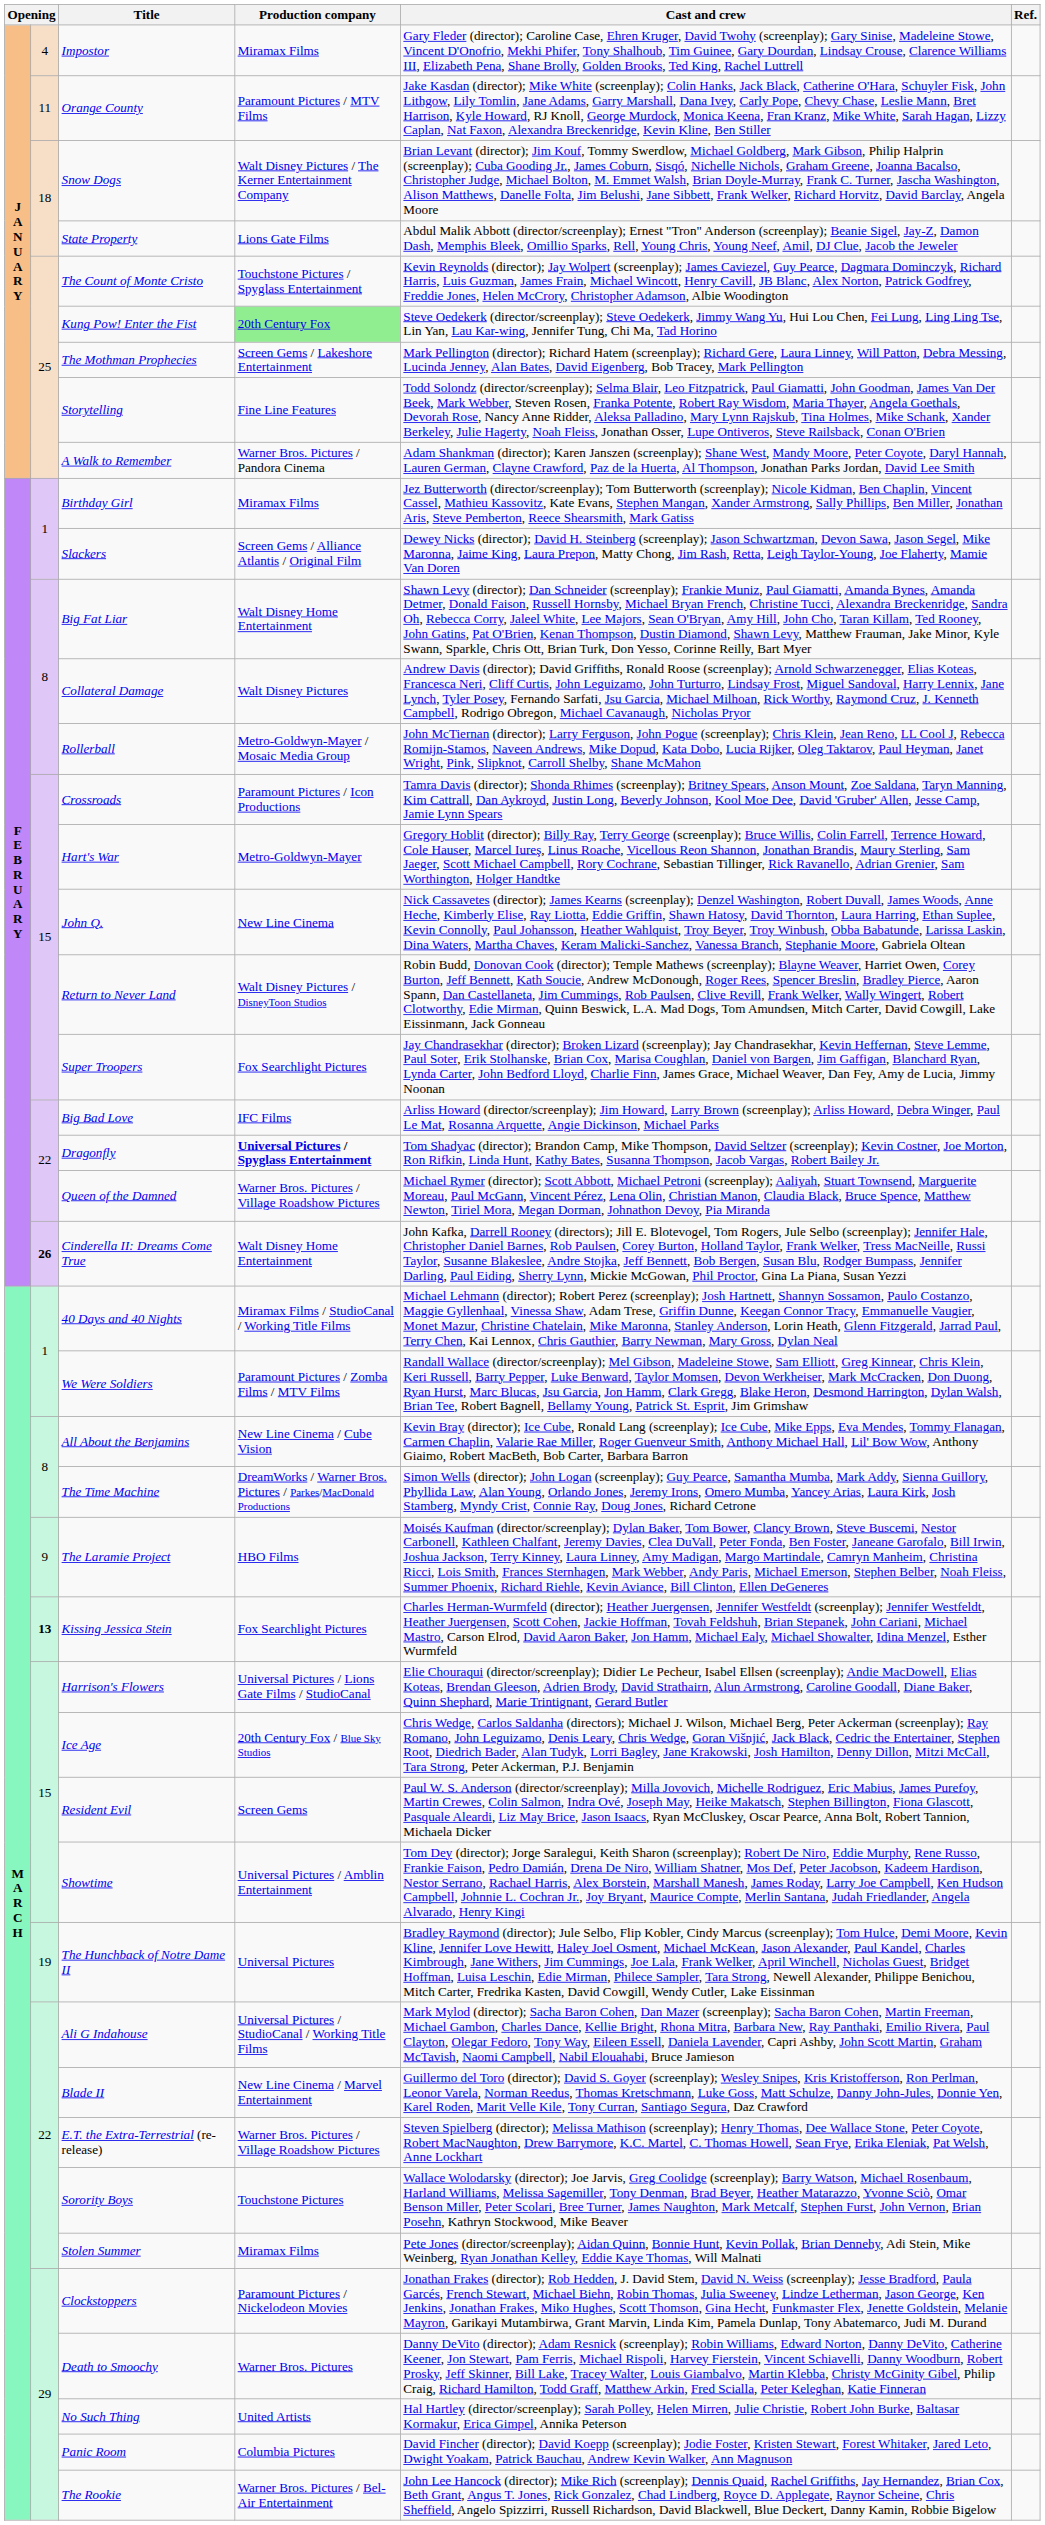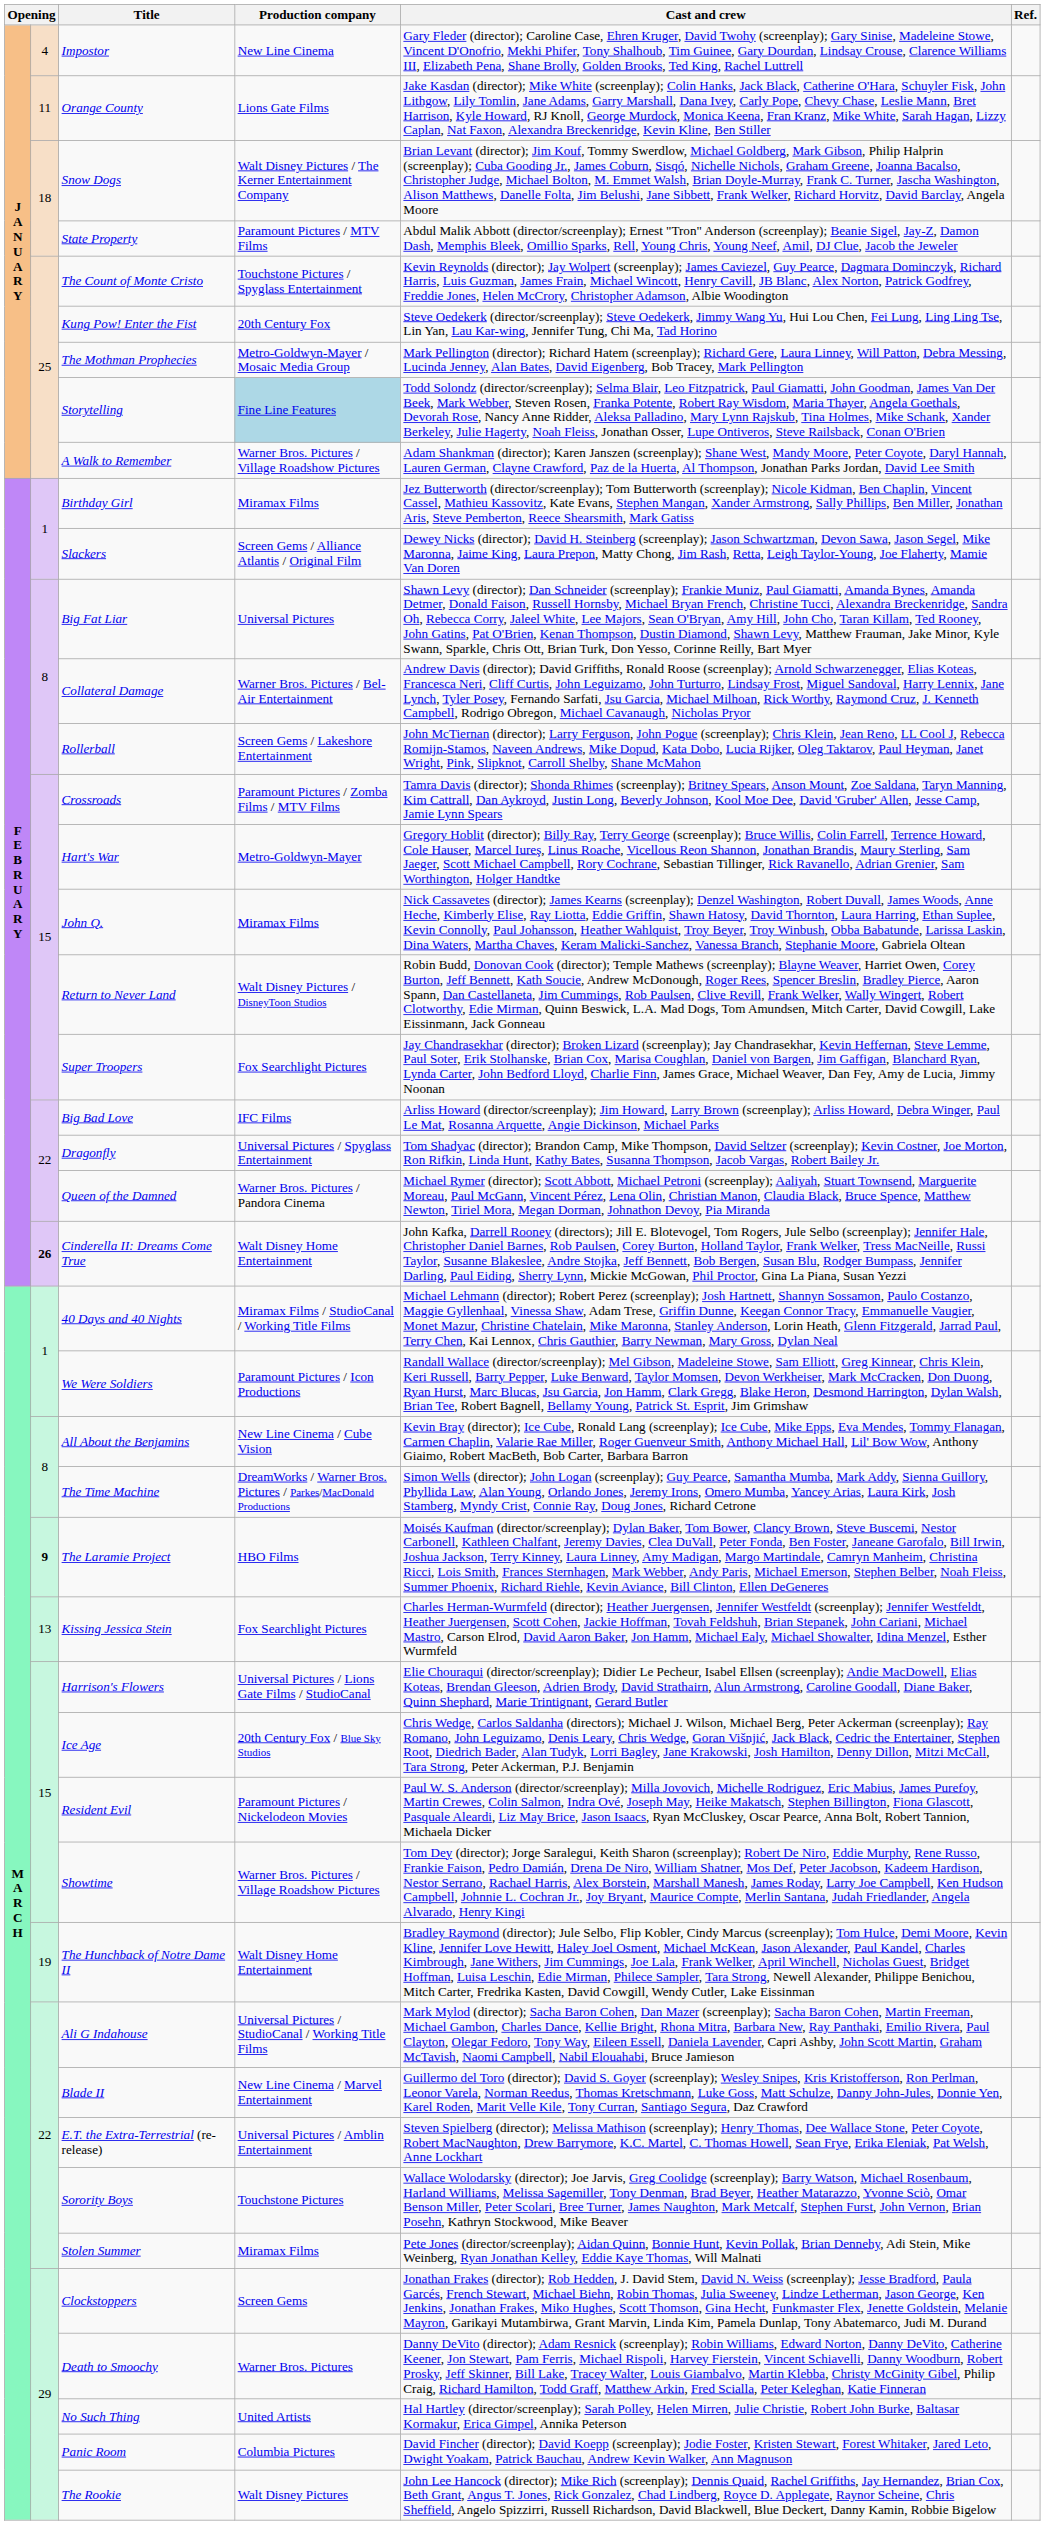(278, 50) Miramax Films -> (286, 50) New Line Cinema
(309, 108) Paramount Pictures / MTV Films -> (283, 108) Lions Gate Films
(283, 238) Lions Gate Films -> (309, 238) Paramount Pictures / MTV Films
(284, 324) lightgreen background -> (284, 324) no background
(305, 359) Screen Gems / Lakeshore Entertainment -> (303, 359) Metro-Goldwyn-Mayer / Mosaic Media Group
(287, 410) no background -> (287, 410) lightblue background
(299, 460) Warner Bros. Pictures / Pandora Cinema -> (309, 460) Warner Bros. Pictures / Village Roadshow Pictures
(288, 618) Walt Disney Home Entertainment -> (286, 618) Universal Pictures
(293, 691) Walt Disney Pictures -> (312, 691) Warner Bros. Pictures / Bel-Air Entertainment
(303, 749) Metro-Goldwyn-Mayer / Mosaic Media Group -> (305, 749) Screen Gems / Lakeshore Entertainment
(306, 799) Paramount Pictures / Icon Productions -> (313, 799) Paramount Pictures / Zomba Films / MTV Films
(286, 922) New Line Cinema -> (278, 922) Miramax Films
(305, 1152) bold -> (314, 1152) normal
(309, 1195) Warner Bros. Pictures / Village Roadshow Pictures -> (299, 1195) Warner Bros. Pictures / Pandora Cinema
(313, 1383) Paramount Pictures / Zomba Films / MTV Films -> (306, 1383) Paramount Pictures / Icon Productions
(45, 1556) normal -> (45, 1556) bold
(45, 1629) bold -> (45, 1629) normal
(272, 1809) Screen Gems -> (292, 1809) Paramount Pictures / Nickelodeon Movies
(311, 1882) Universal Pictures / Amblin Entertainment -> (309, 1882) Warner Bros. Pictures / Village Roadshow Pictures
(286, 1962) Universal Pictures -> (288, 1962) Walt Disney Home Entertainment
(309, 2142) Warner Bros. Pictures / Village Roadshow Pictures -> (311, 2142) Universal Pictures / Amblin Entertainment
(292, 2301) Paramount Pictures / Nickelodeon Movies -> (272, 2301) Screen Gems
(312, 2494) Warner Bros. Pictures / Bel-Air Entertainment -> (293, 2494) Walt Disney Pictures
